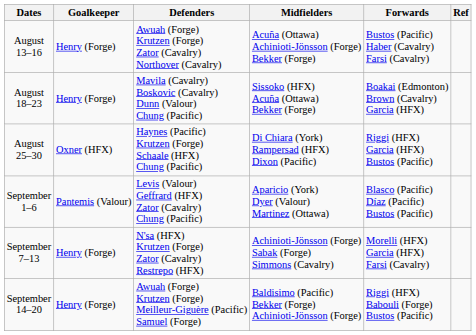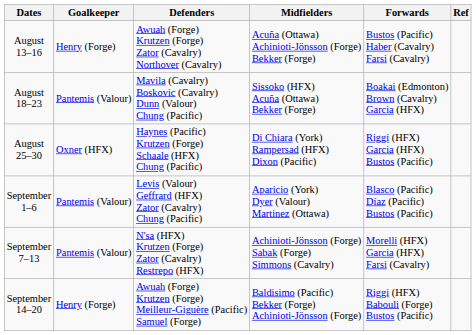(86, 98) Henry (Forge) -> (94, 98) Pantemis (Valour)
(86, 253) Henry (Forge) -> (94, 253) Pantemis (Valour)
